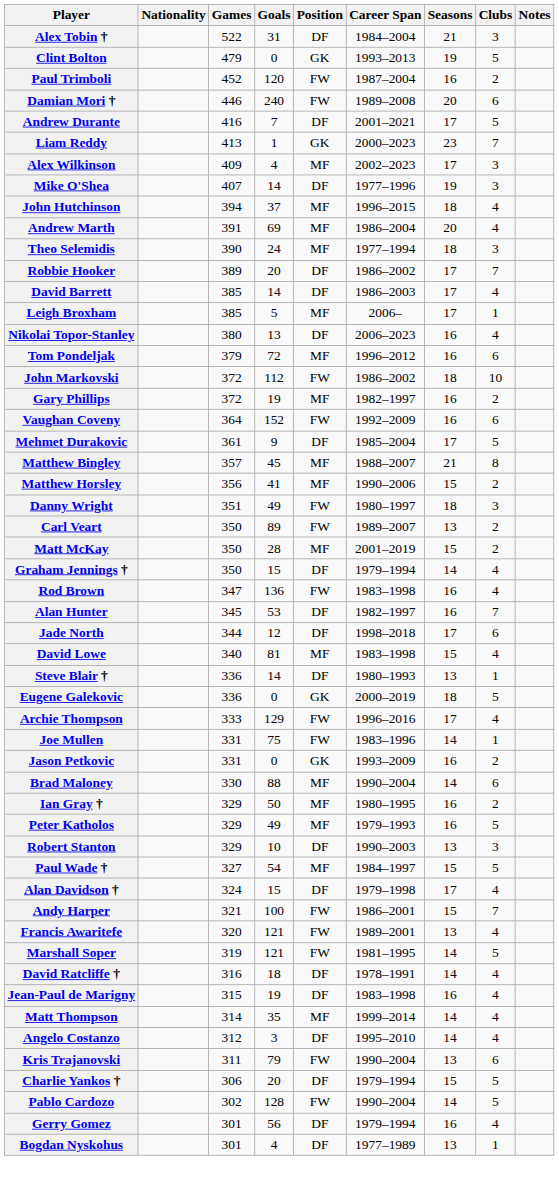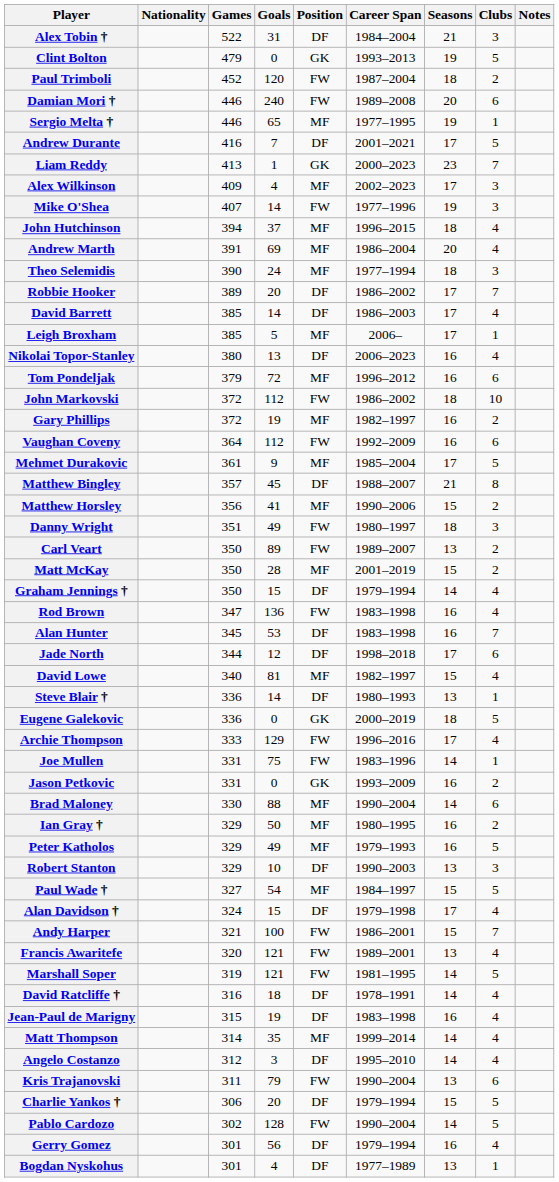(450, 79) 16 -> (450, 79) 18
+ row: (71, 121)
(320, 185) DF -> (320, 206) FW
(274, 420) 152 -> (274, 441) 112
(320, 441) DF -> (320, 462) MF
(320, 462) MF -> (320, 484) DF
(385, 611) 1982–1997 -> (385, 633) 1983–1998
(385, 654) 1983–1998 -> (385, 675) 1982–1997
